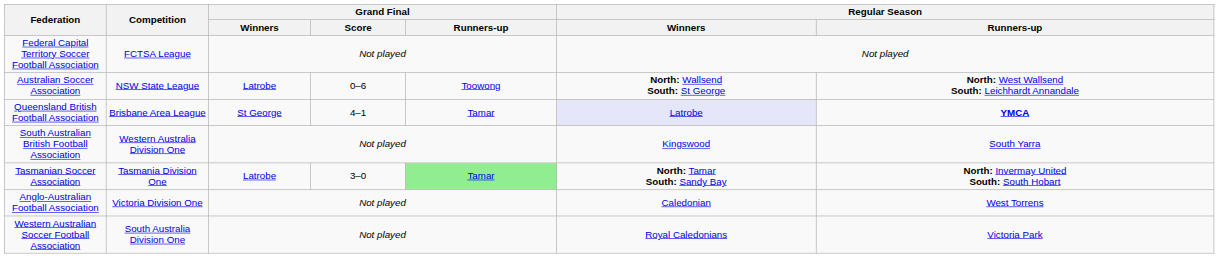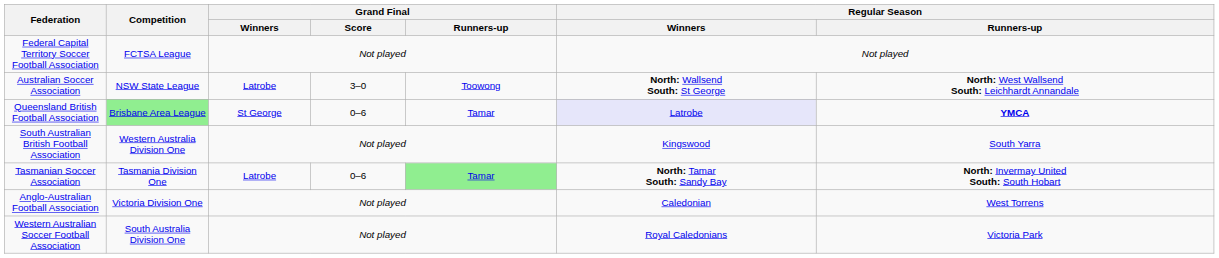(358, 86) 0–6 -> (358, 86) 3–0
(157, 112) no background -> (157, 112) lightgreen background
(358, 112) 4–1 -> (358, 112) 0–6
(358, 176) 3–0 -> (358, 176) 0–6
